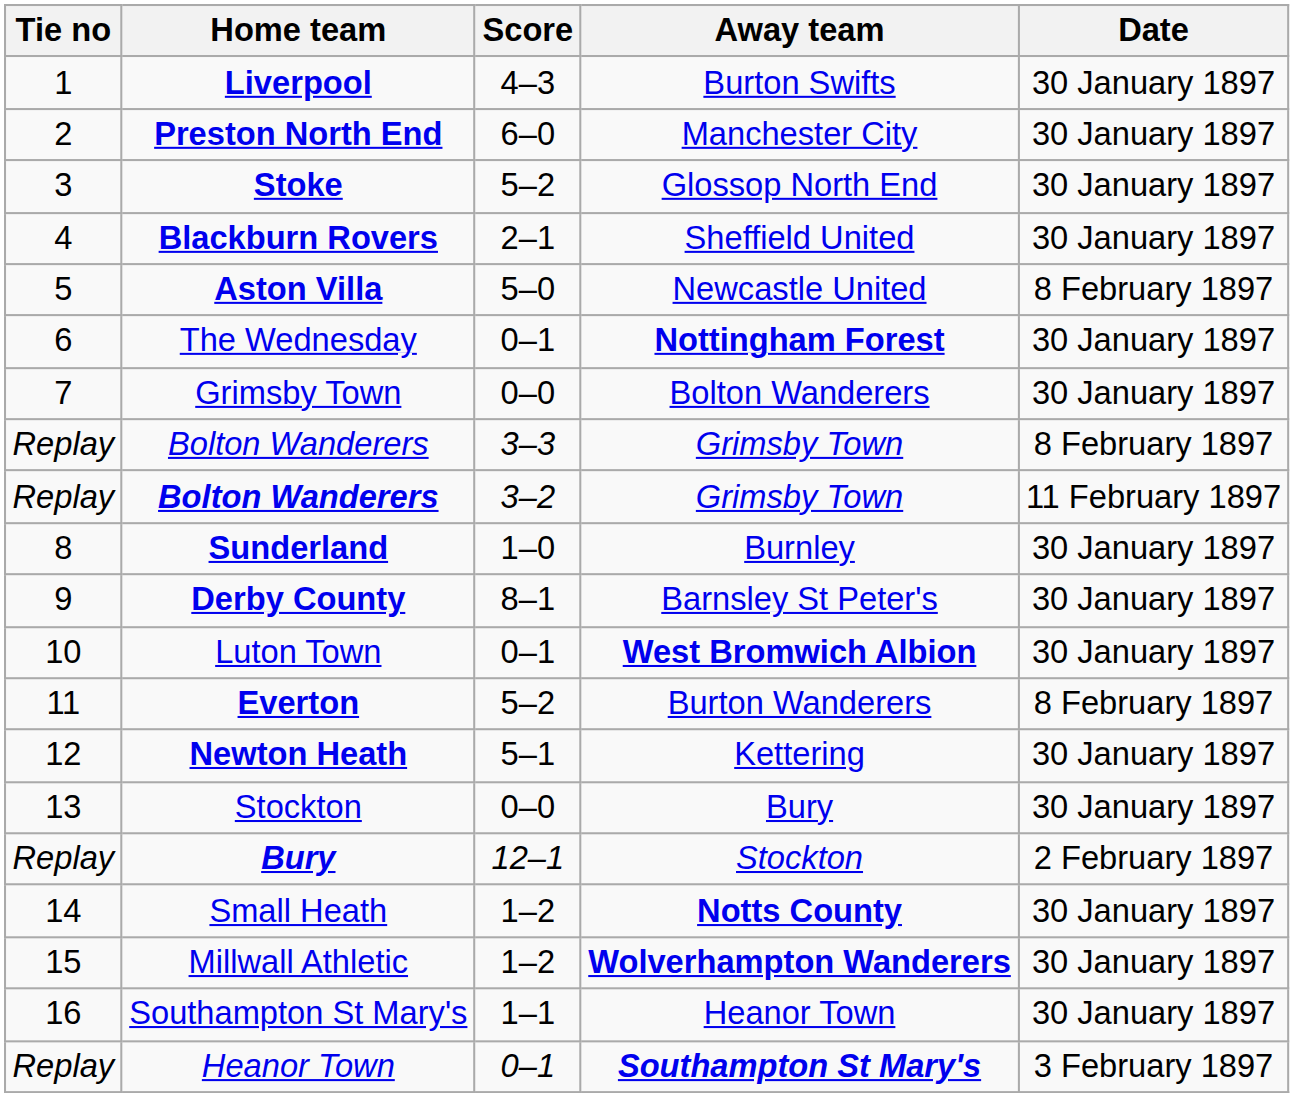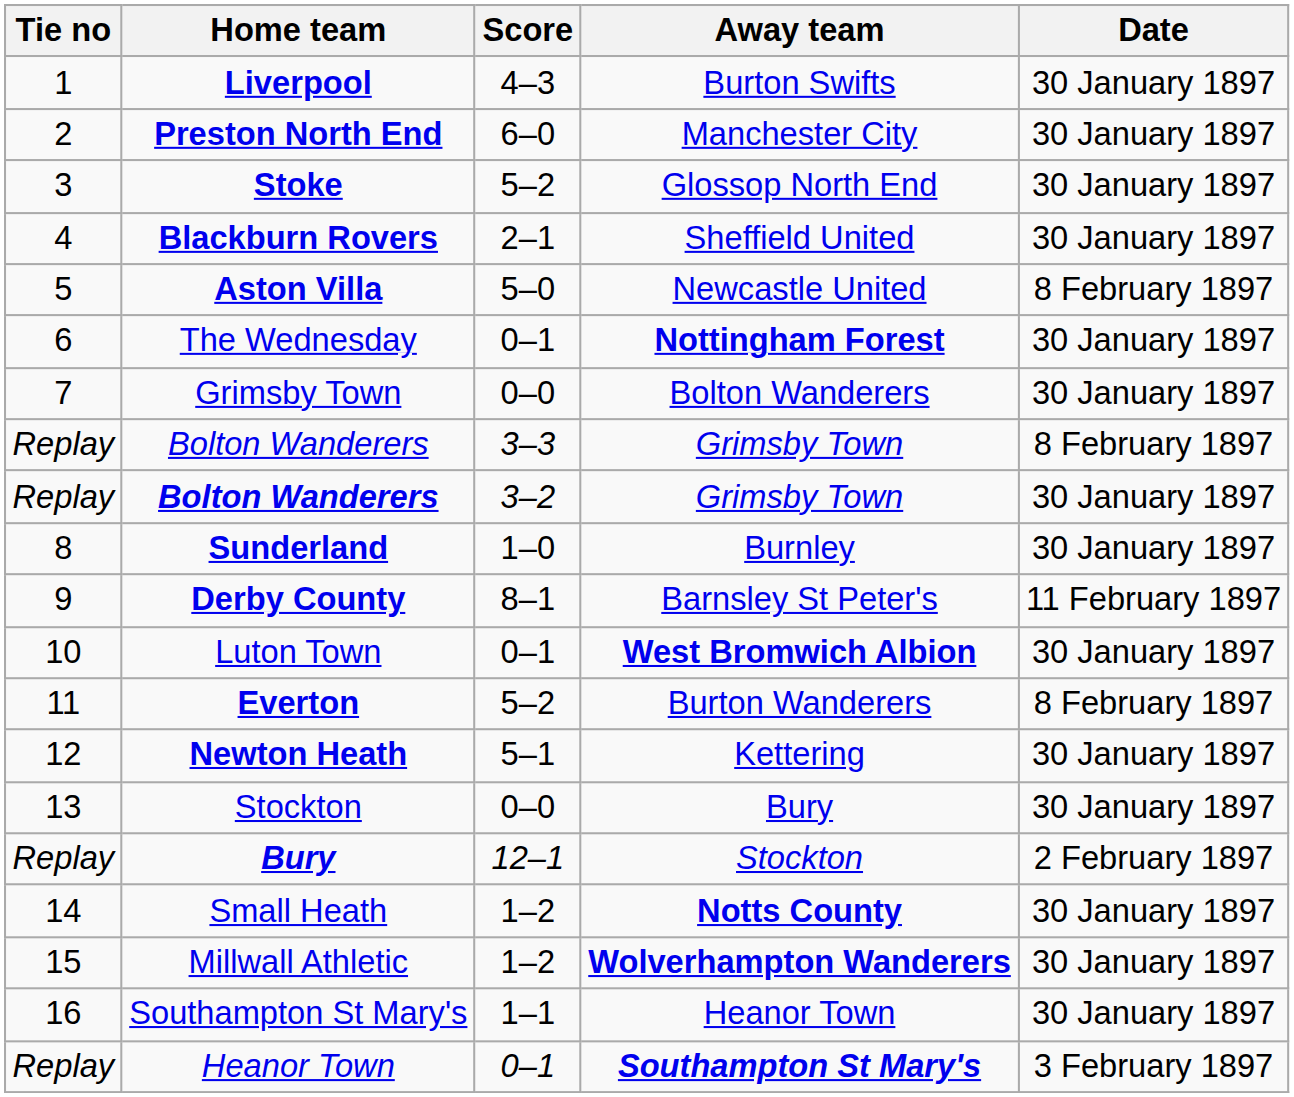(1154, 496) 11 February 1897 -> (1153, 496) 30 January 1897
(1153, 599) 30 January 1897 -> (1154, 599) 11 February 1897
